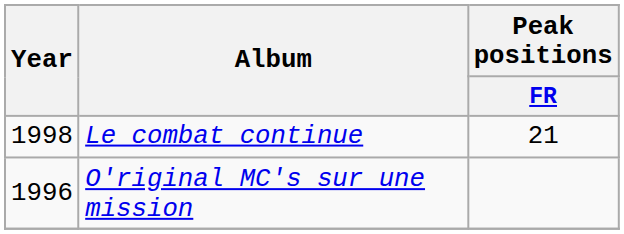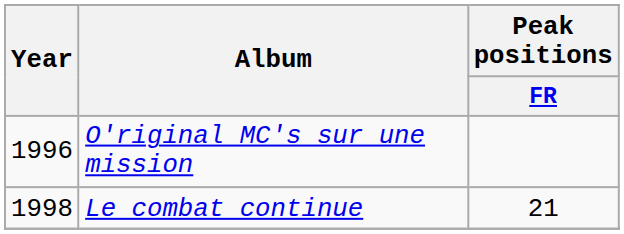rows swapped: (255, 193) <-> (224, 137)
